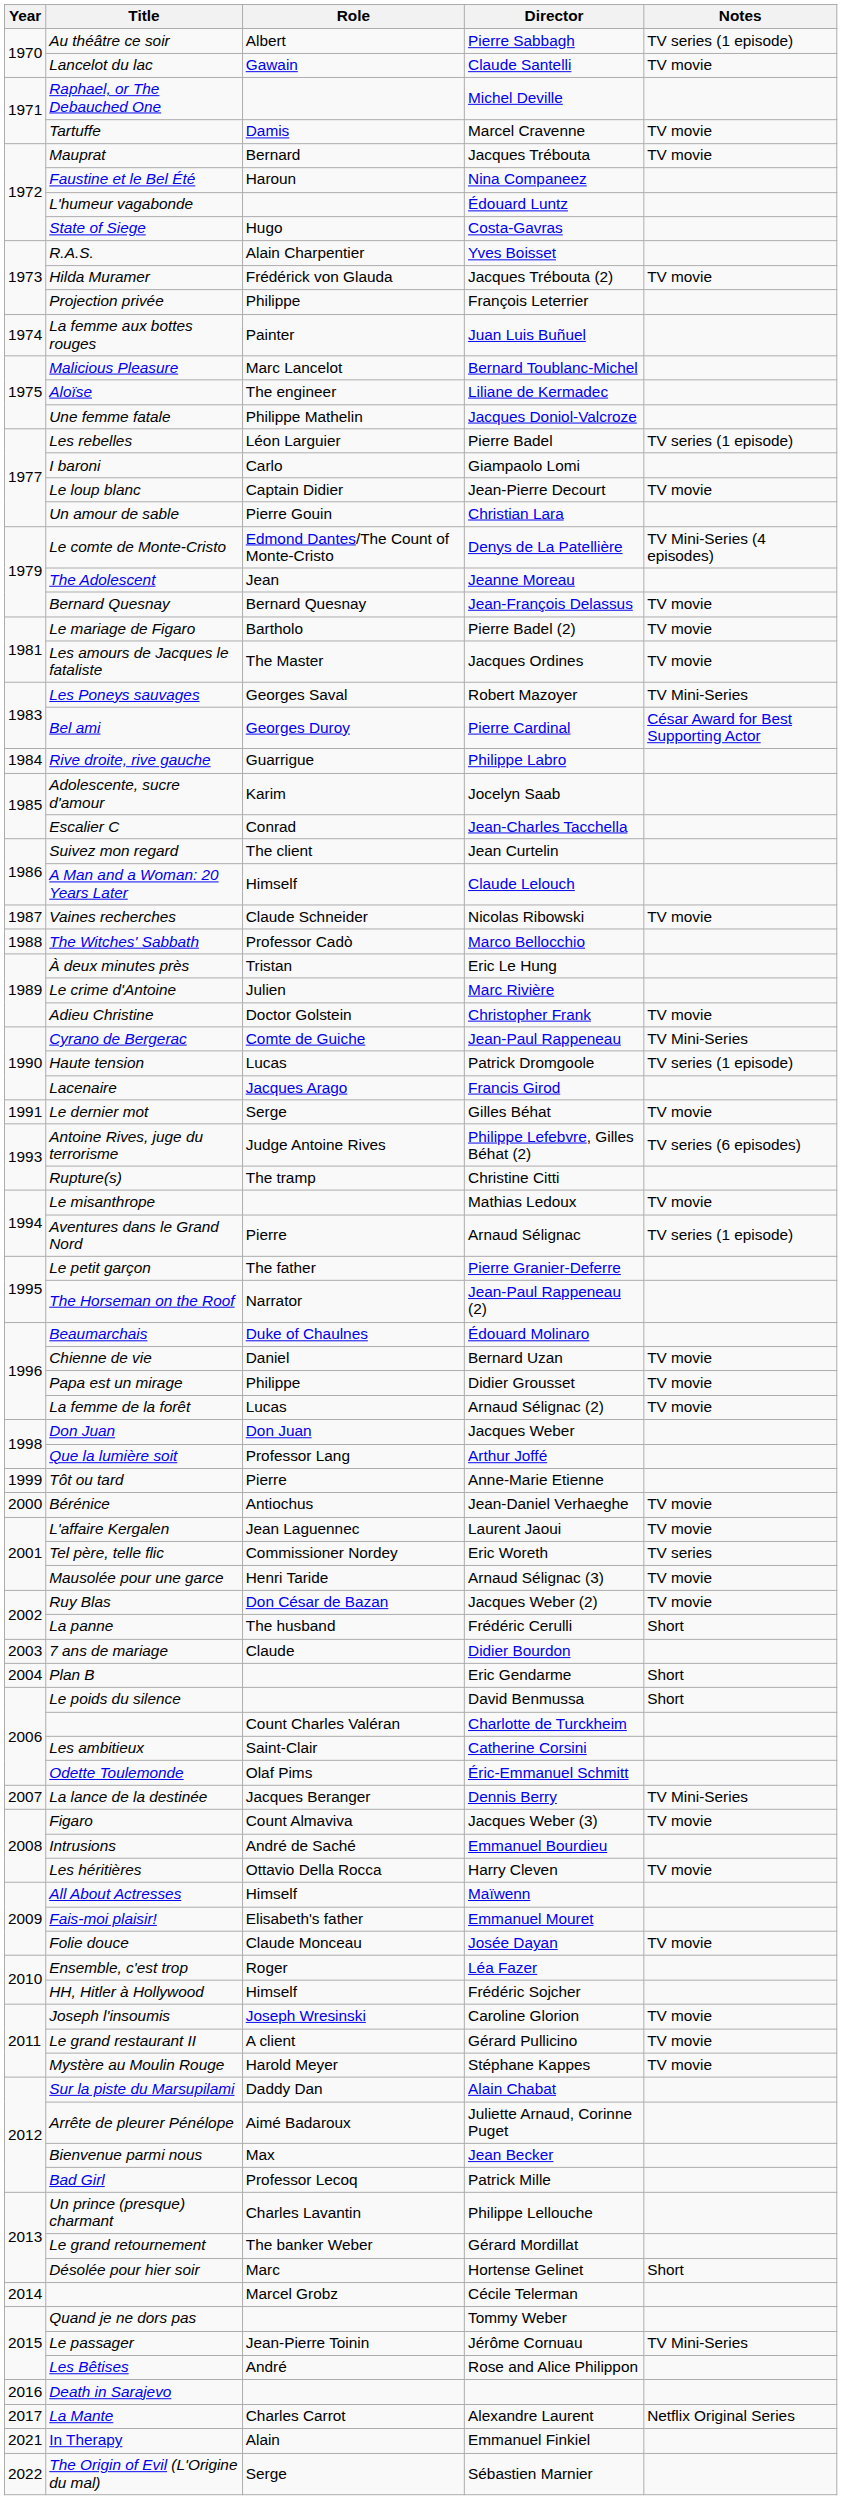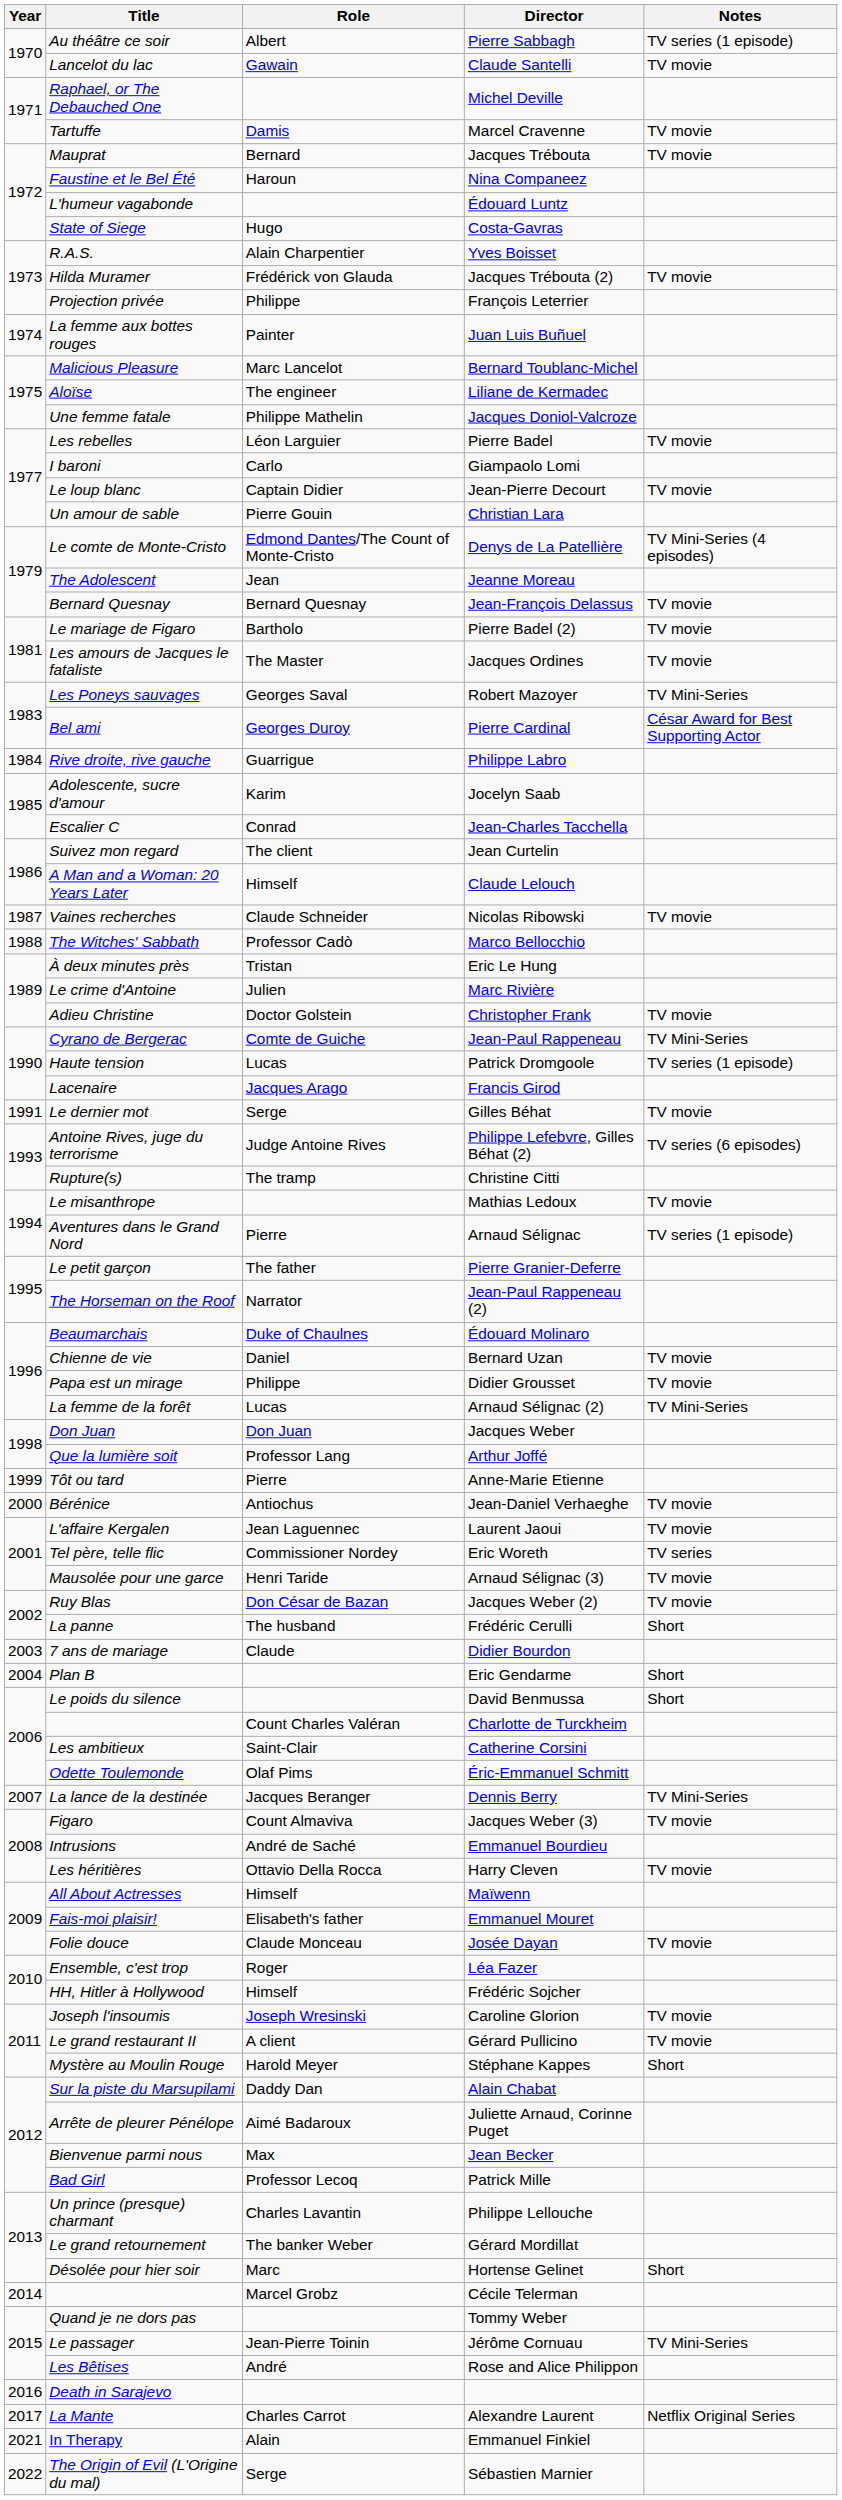(720, 440) TV series (1 episode) -> (680, 440) TV movie
(680, 1407) TV movie -> (697, 1407) TV Mini-Series
(680, 2065) TV movie -> (666, 2065) Short
